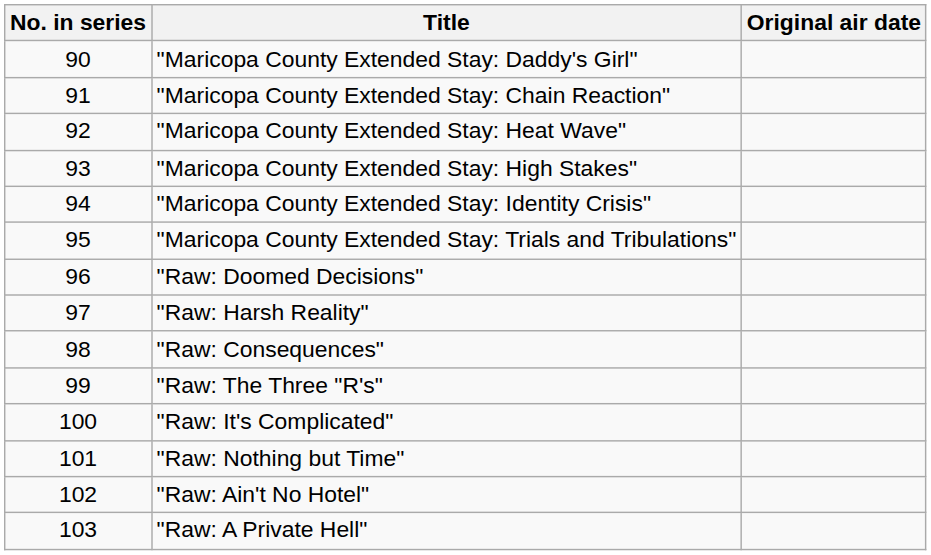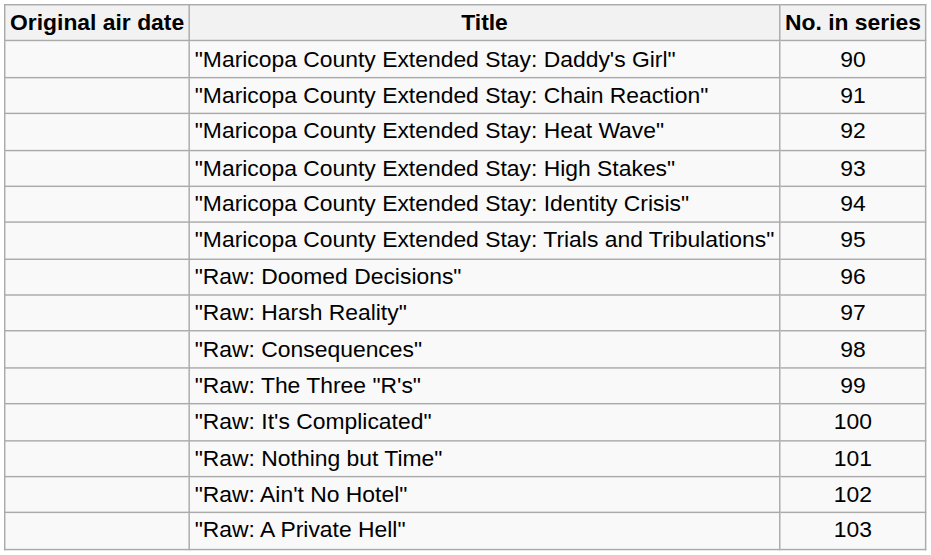columns swapped: (78, 22) <-> (834, 22)
